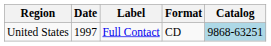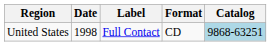(86, 31) 1997 -> (86, 31) 1998
